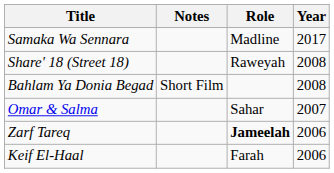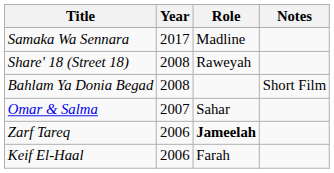columns swapped: (311, 16) <-> (192, 16)
